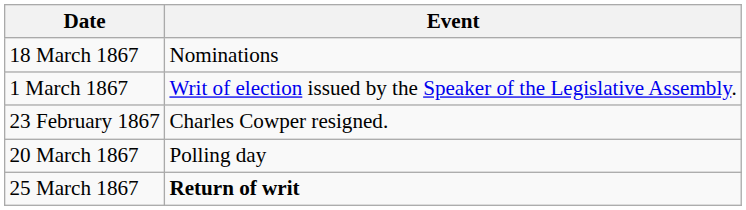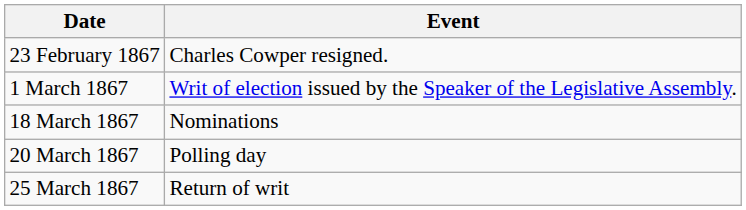rows swapped: (85, 121) <-> (74, 54)
(235, 188) bold -> (229, 188) normal
